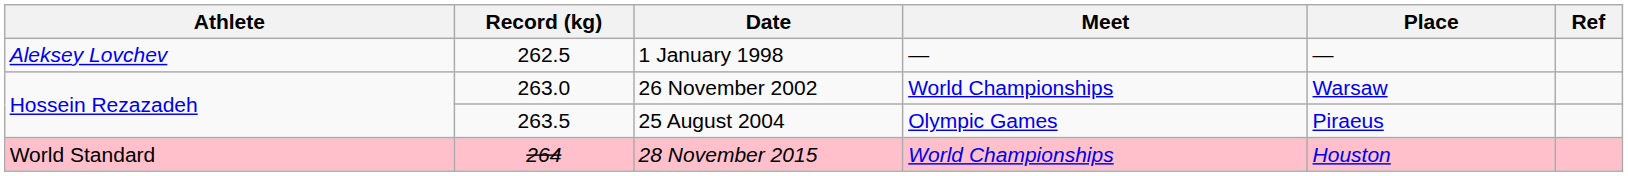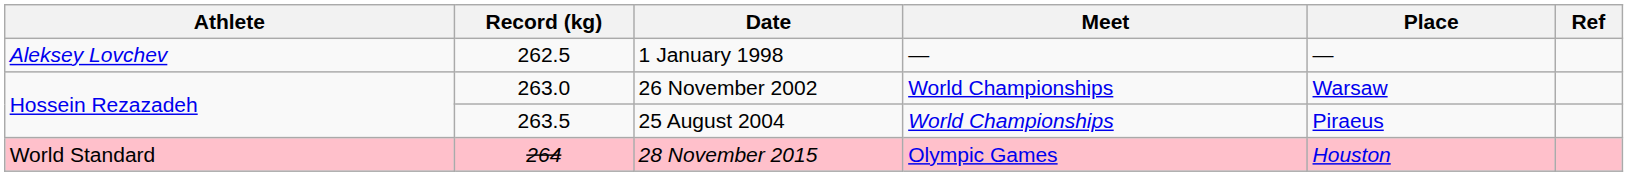(983, 121) Olympic Games -> (1011, 121) World Championships
(1011, 155) World Championships -> (983, 155) Olympic Games
